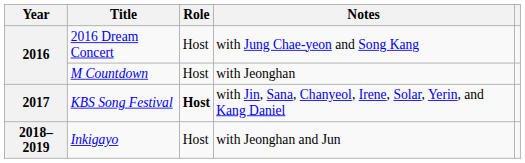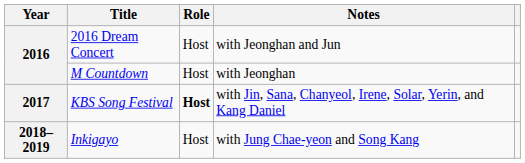(318, 44) with Jung Chae-yeon and Song Kang -> (278, 44) with Jeonghan and Jun
(278, 139) with Jeonghan and Jun -> (318, 139) with Jung Chae-yeon and Song Kang
